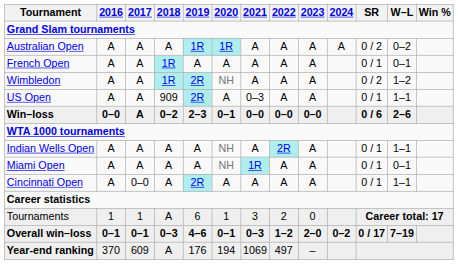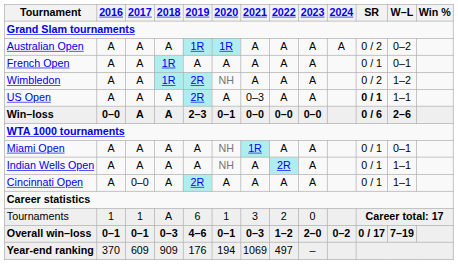(169, 98) 909 -> (169, 98) A
(372, 98) normal -> (372, 98) bold
(169, 115) 0–2 -> (169, 115) A
rows swapped: (51, 149) <-> (36, 166)
(169, 251) A -> (169, 251) 909
